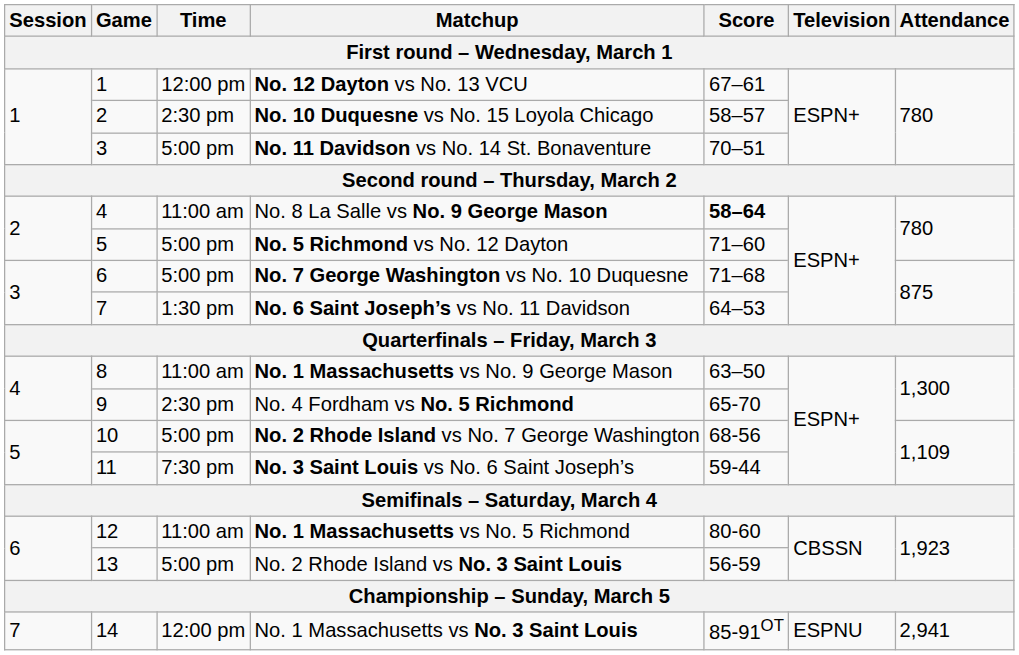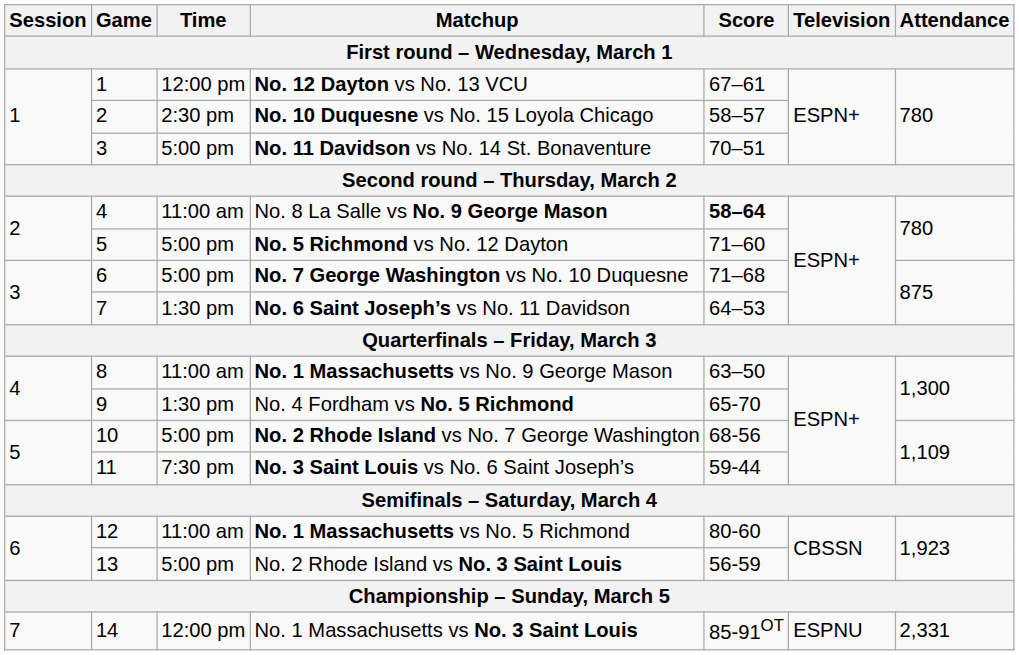(198, 404) 2:30 pm -> (198, 404) 1:30 pm
(925, 630) 2,941 -> (925, 630) 2,331
